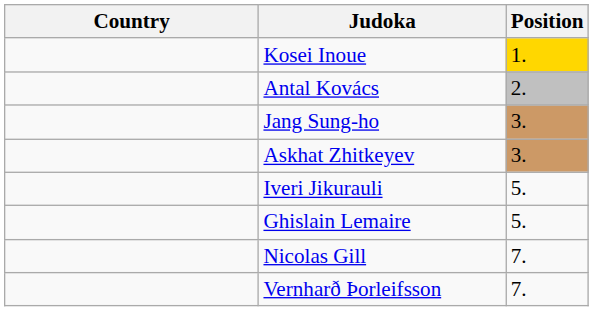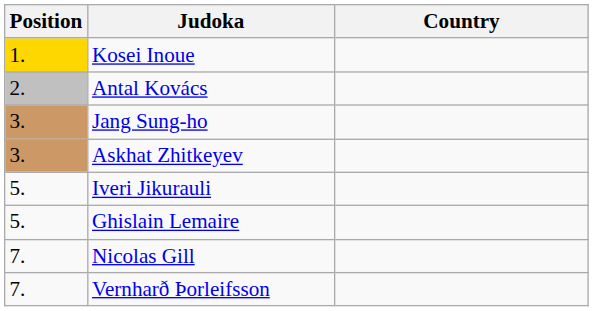columns swapped: (547, 21) <-> (132, 21)
